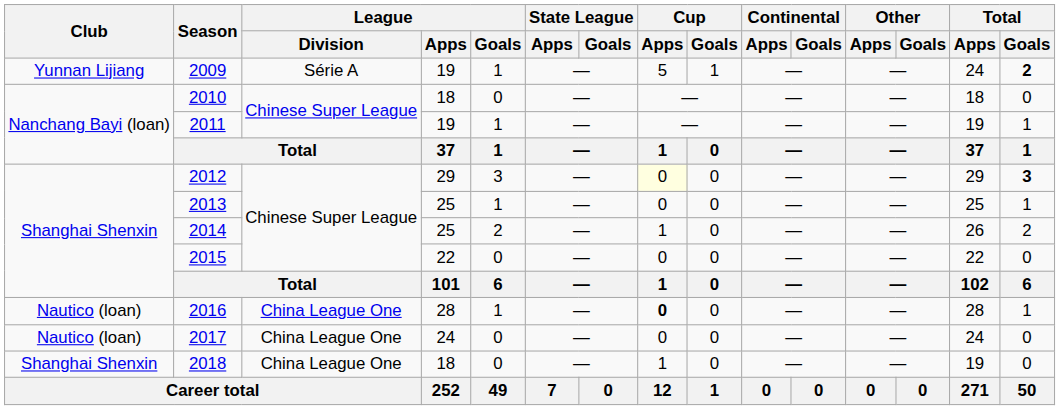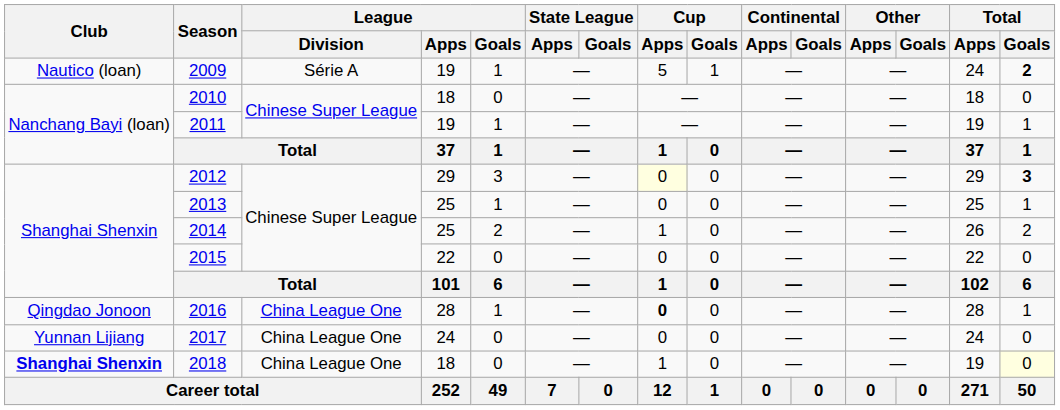(89, 71) Yunnan Lijiang -> (89, 71) Nautico (loan)
(89, 310) Nautico (loan) -> (89, 310) Qingdao Jonoon
(89, 337) Nautico (loan) -> (89, 337) Yunnan Lijiang
(89, 364) normal -> (89, 364) bold
(1027, 364) no background -> (1027, 364) lightyellow background
